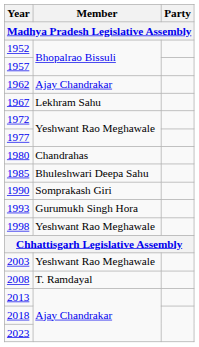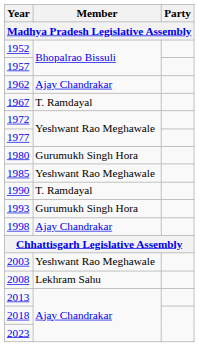(68, 102) Lekhram Sahu -> (64, 102) T. Ramdayal
(62, 155) Chandrahas -> (87, 155) Gurumukh Singh Hora
(92, 173) Bhuleshwari Deepa Sahu -> (95, 173) Yeshwant Rao Meghawale
(73, 191) Somprakash Giri -> (64, 191) T. Ramdayal
(95, 226) Yeshwant Rao Meghawale -> (74, 226) Ajay Chandrakar
(64, 279) T. Ramdayal -> (68, 279) Lekhram Sahu
